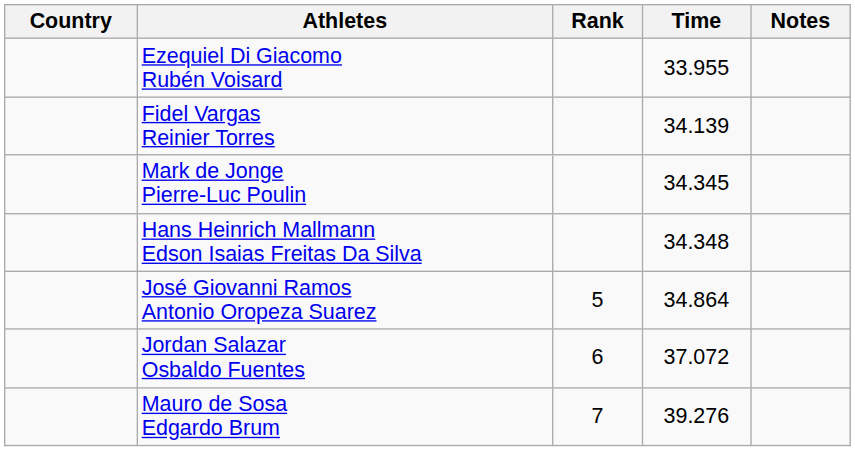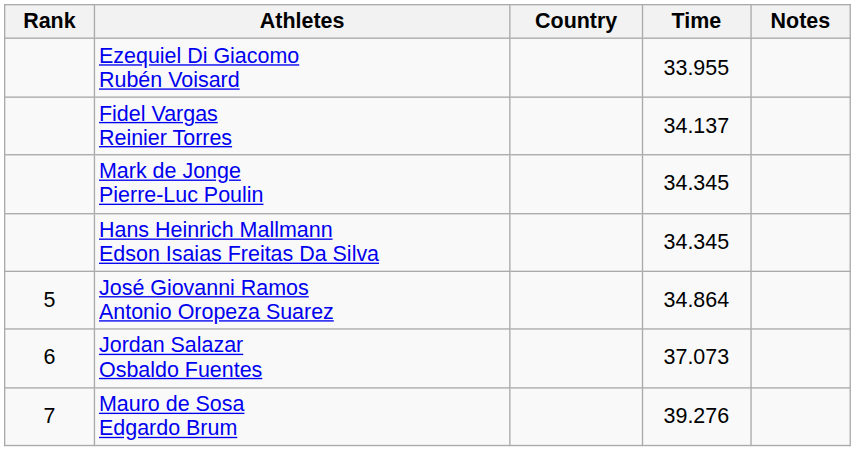columns swapped: (598, 21) <-> (71, 21)
(696, 125) 34.139 -> (696, 125) 34.137
(696, 241) 34.348 -> (696, 241) 34.345
(696, 358) 37.072 -> (696, 358) 37.073
